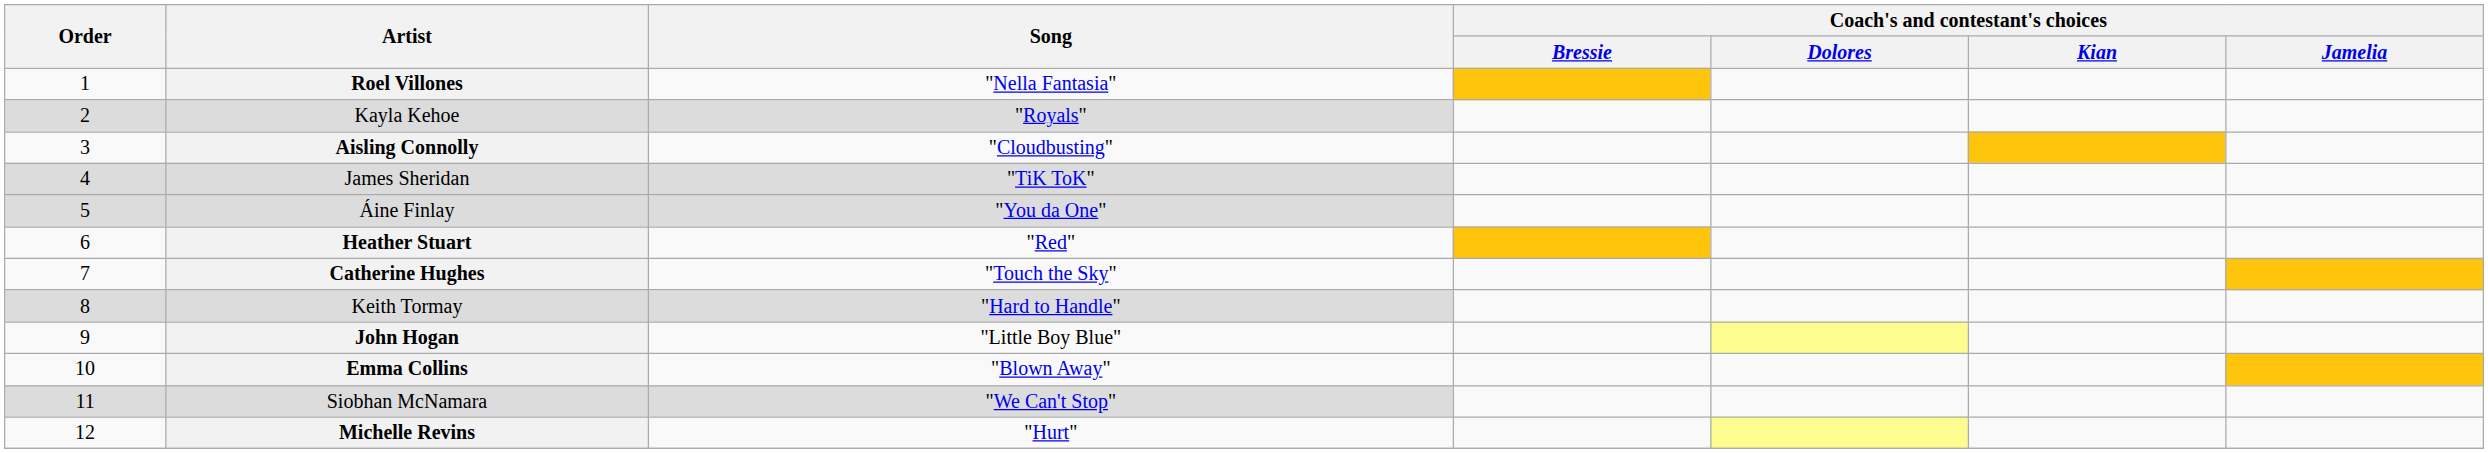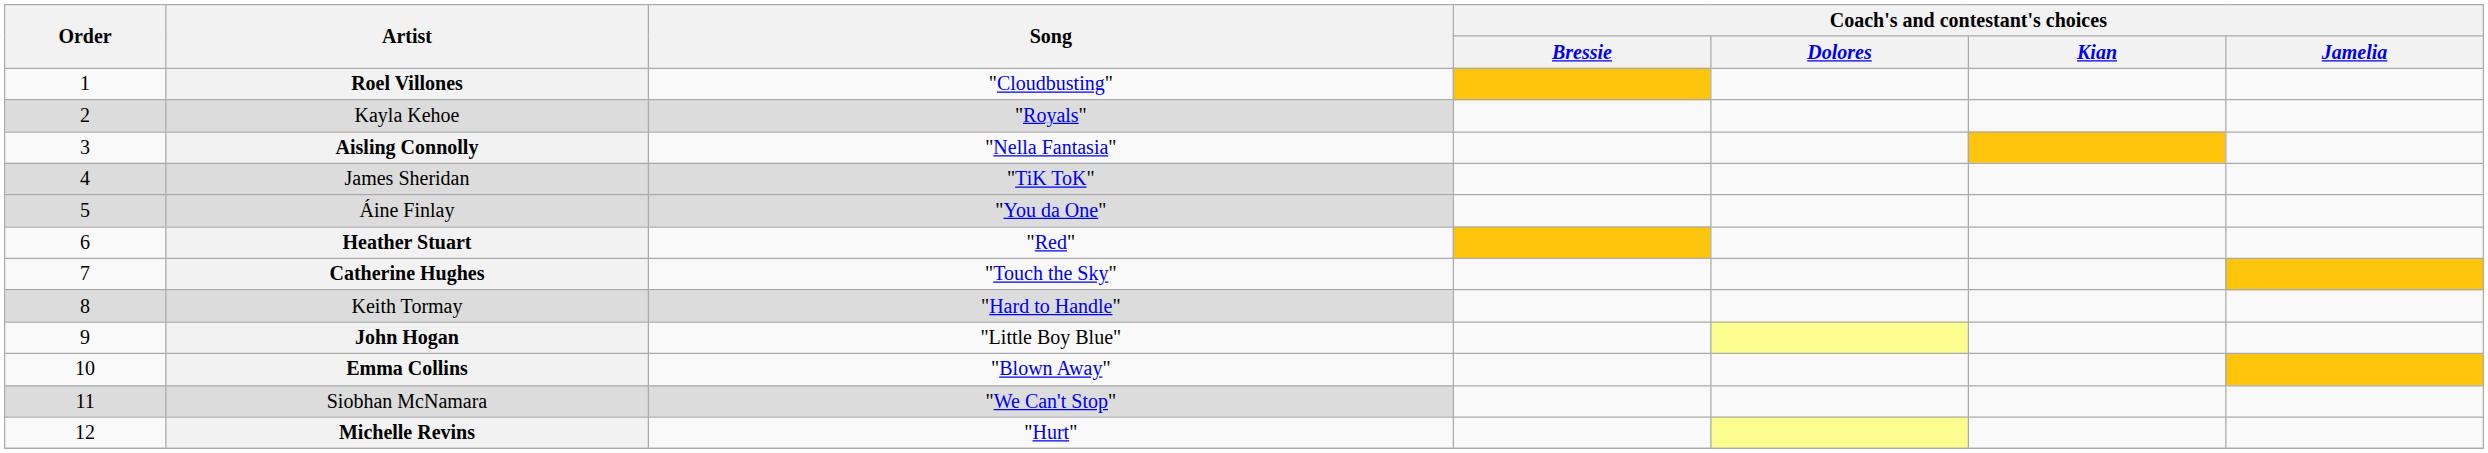(1051, 83) "Nella Fantasia" -> (1051, 83) "Cloudbusting"
(1051, 147) "Cloudbusting" -> (1051, 147) "Nella Fantasia"
